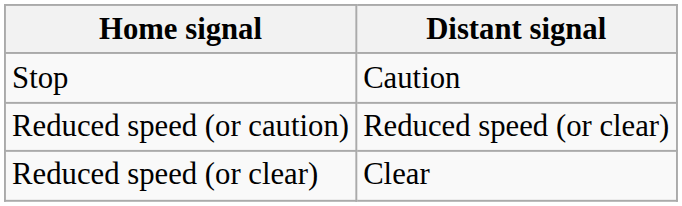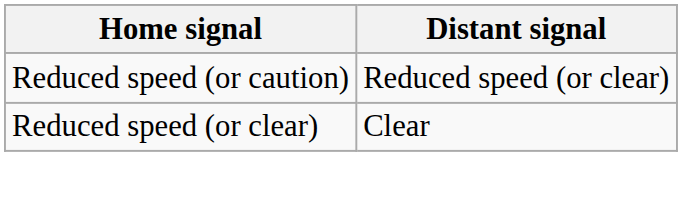- row: (40, 77)
